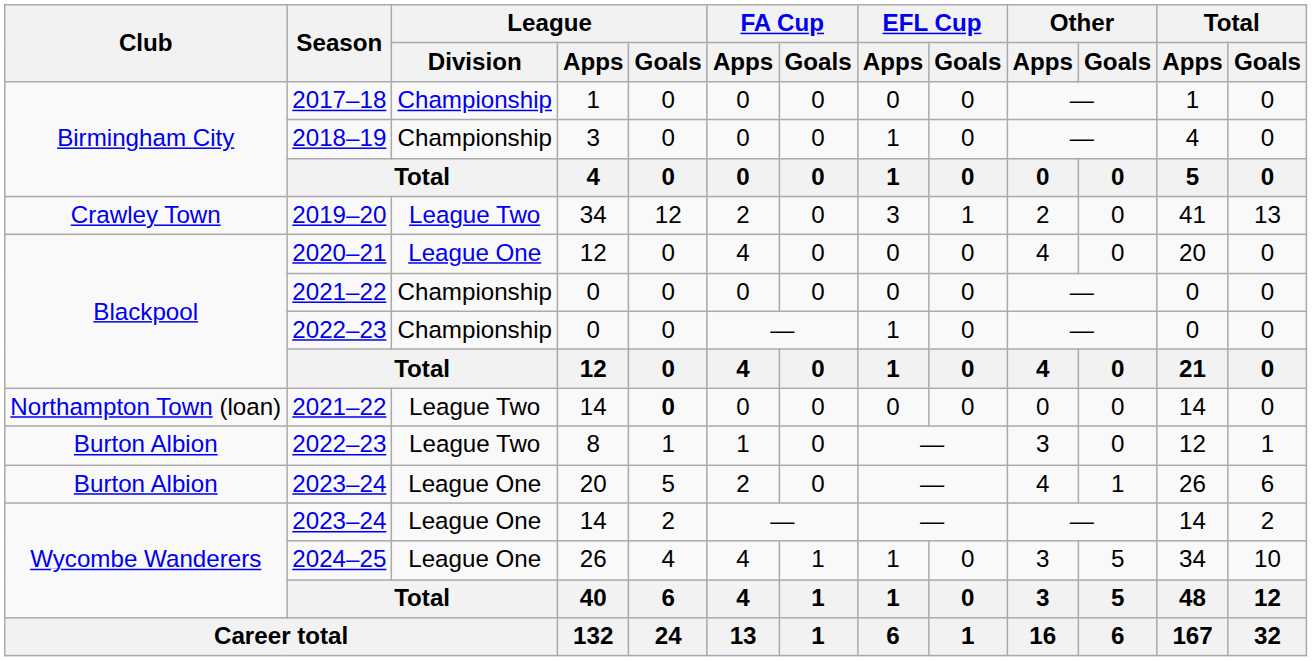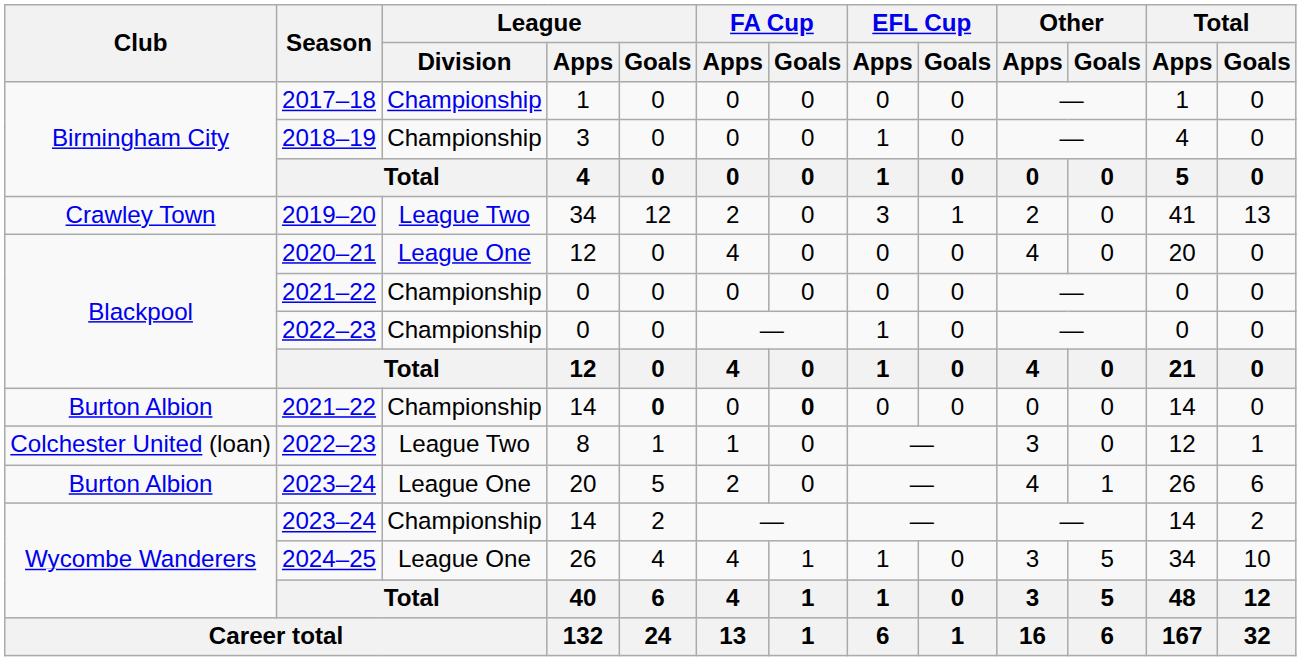(146, 406) Northampton Town (loan) -> (141, 406) Burton Albion
(475, 406) League Two -> (464, 406) Championship
(818, 406) normal -> (808, 406) bold
(146, 445) Burton Albion -> (141, 445) Colchester United (loan)
(475, 521) League One -> (464, 521) Championship
